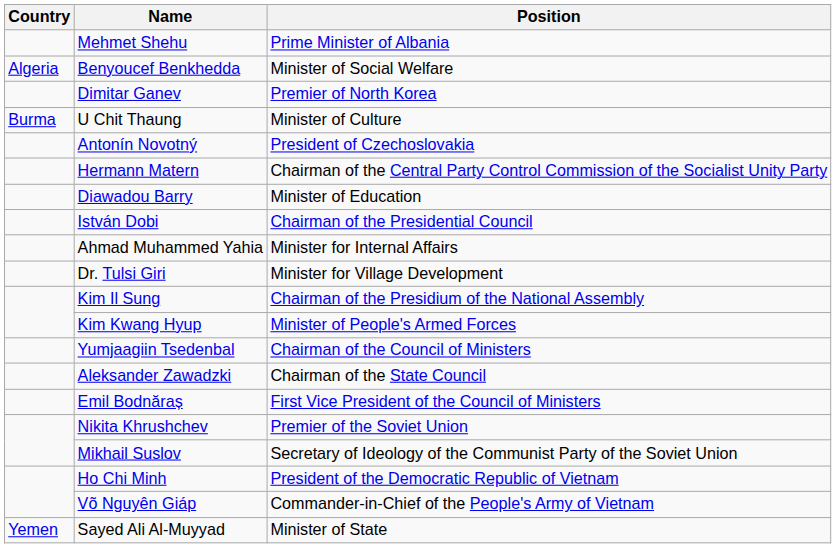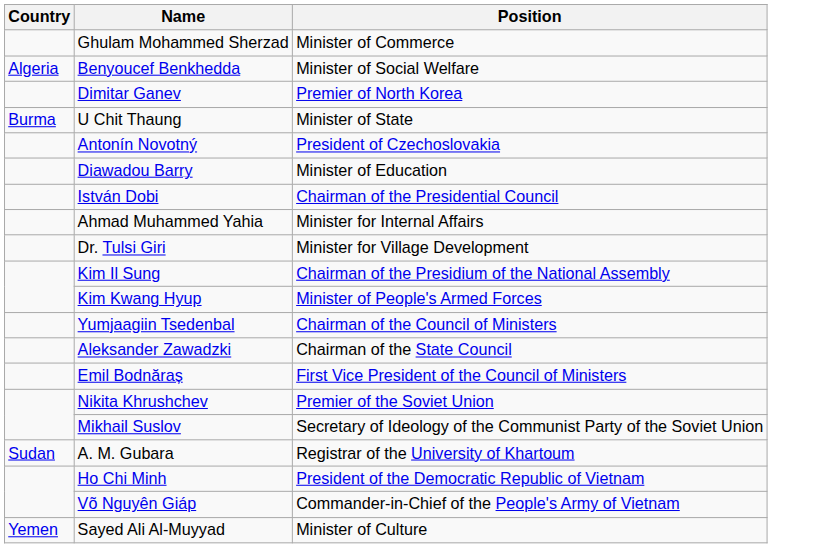+ row: (183, 42)
- row: (132, 42)
(336, 119) Minister of Culture -> (355, 119) Minister of State
- row: (138, 171)
+ row: (126, 453)
(329, 529) Minister of State -> (362, 529) Minister of Culture
